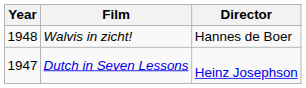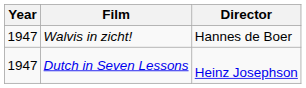(22, 36) 1948 -> (22, 36) 1947
